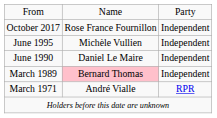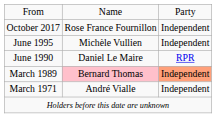(185, 58) Independent -> (185, 58) RPR
(185, 74) no background -> (185, 74) lightsalmon background
(185, 89) RPR -> (185, 89) Independent
